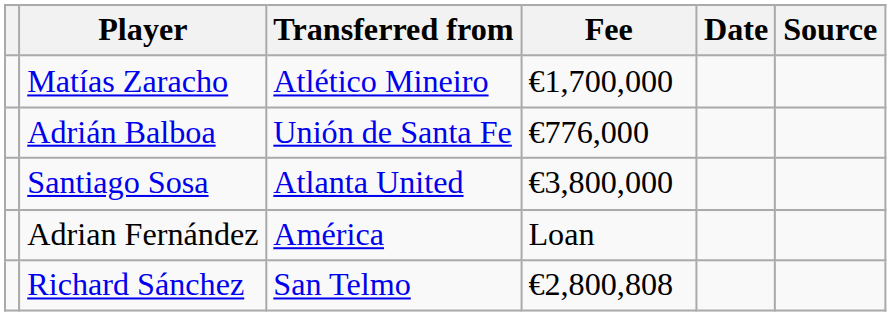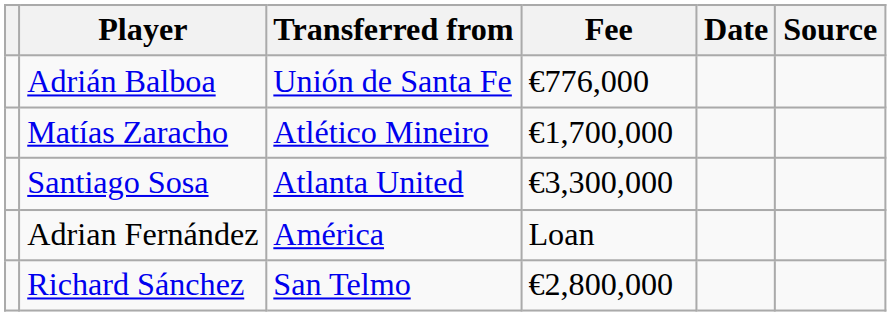rows swapped: (121, 132) <-> (128, 81)
(601, 183) €3,800,000 -> (601, 183) €3,300,000
(601, 285) €2,800,808 -> (601, 285) €2,800,000
